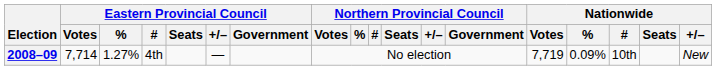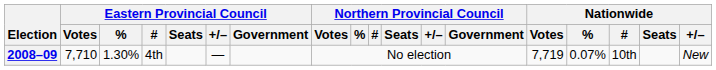(81, 55) 7,714 -> (81, 55) 7,710
(121, 55) 1.27% -> (121, 55) 1.30%
(588, 55) 0.09% -> (588, 55) 0.07%
